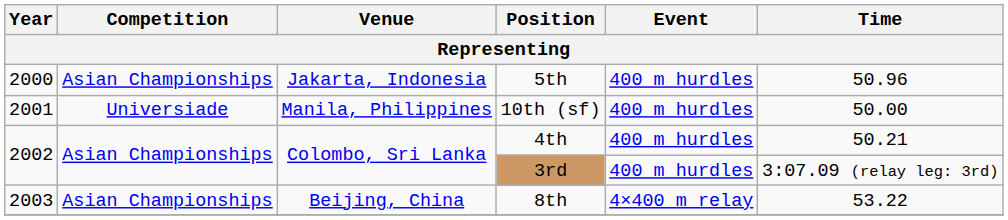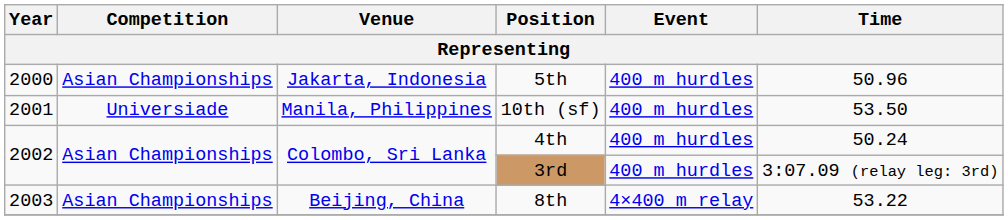(880, 110) 50.00 -> (880, 110) 53.50
(880, 140) 50.21 -> (880, 140) 50.24
